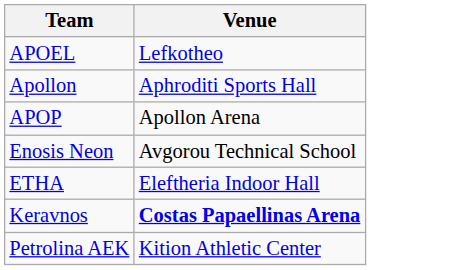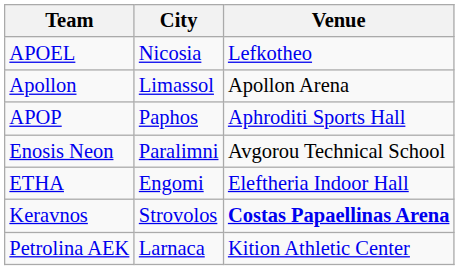+ column: (179, 20)
(228, 85) Aphroditi Sports Hall -> (288, 85) Apollon Arena
(199, 118) Apollon Arena -> (317, 118) Aphroditi Sports Hall
